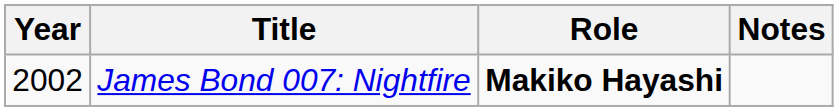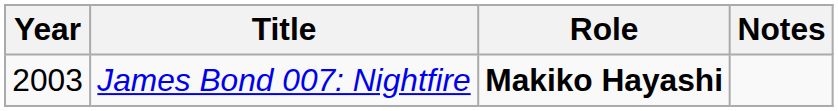(48, 79) 2002 -> (48, 79) 2003
